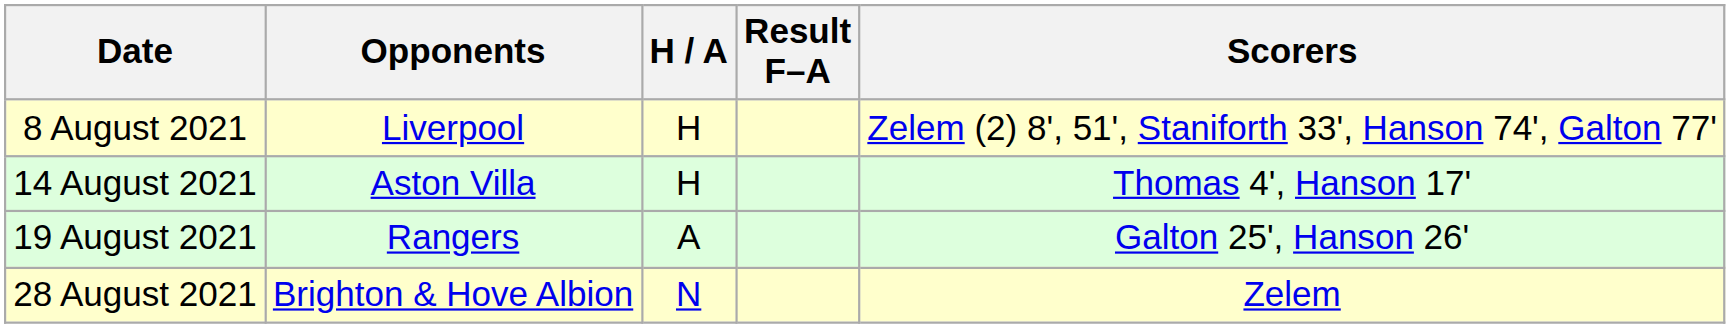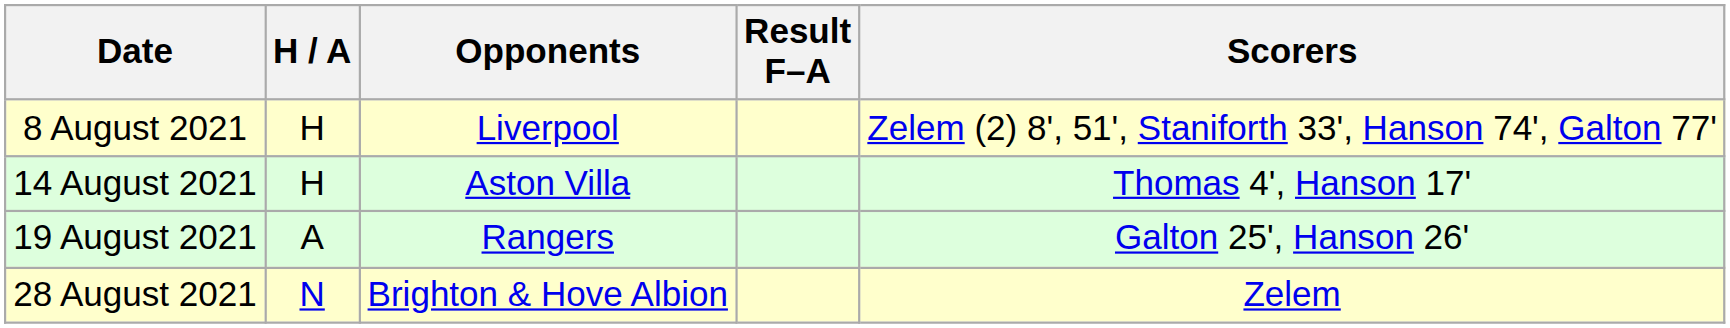columns swapped: (453, 51) <-> (689, 51)
